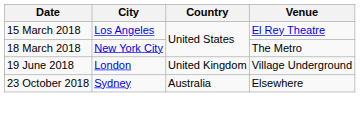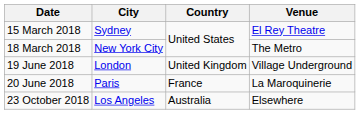(124, 30) Los Angeles -> (113, 30) Sydney
+ row: (40, 83)
(113, 83) Sydney -> (124, 100) Los Angeles
